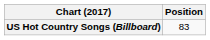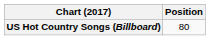(184, 27) 83 -> (184, 27) 80
